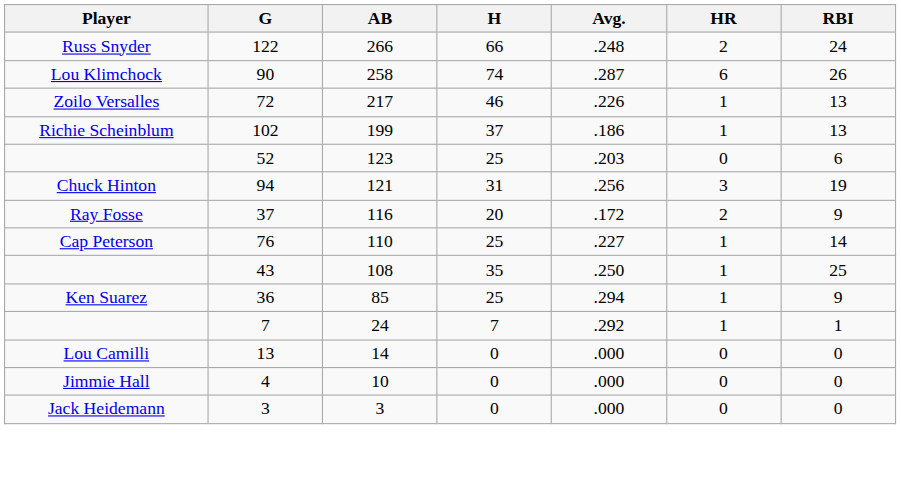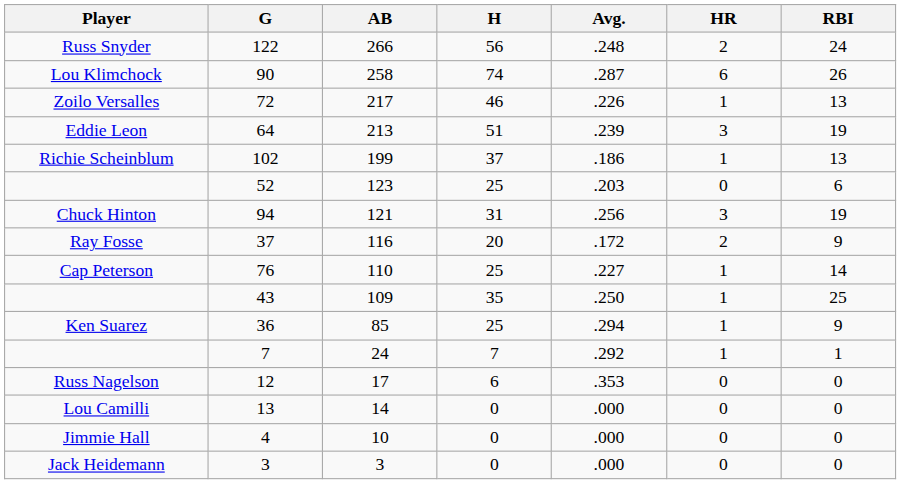(494, 46) 66 -> (494, 46) 56
+ row: (265, 130)
(380, 269) 108 -> (380, 297) 109
+ row: (265, 381)
